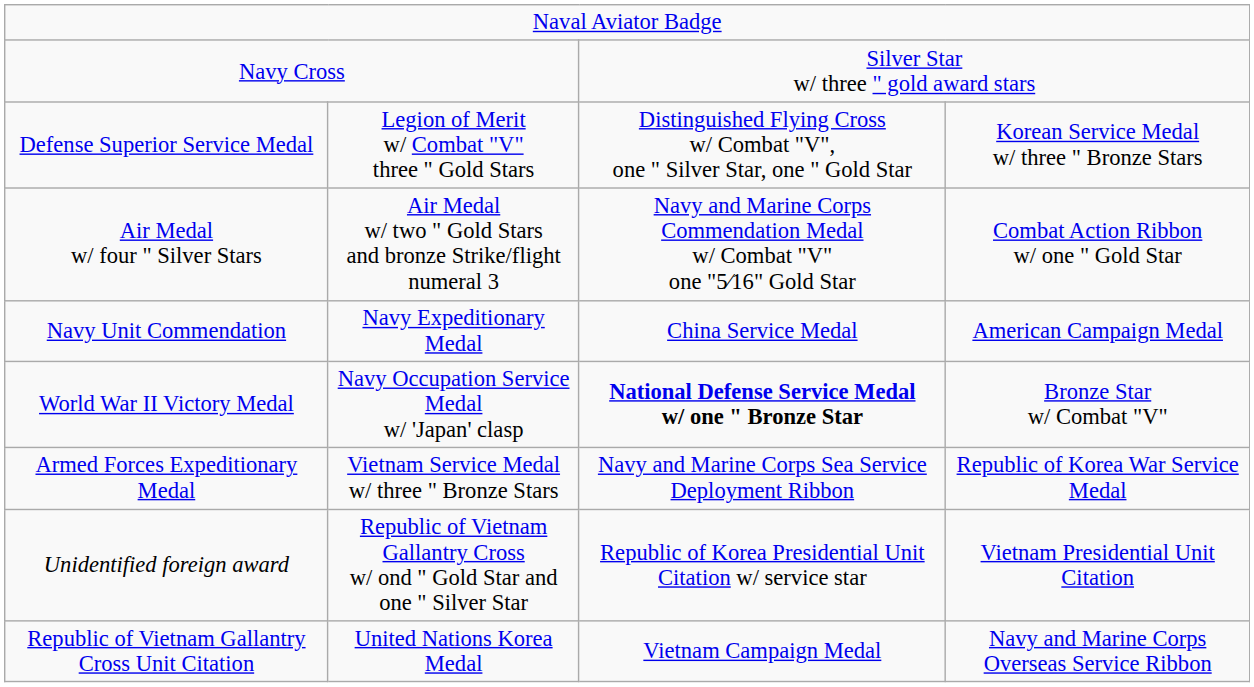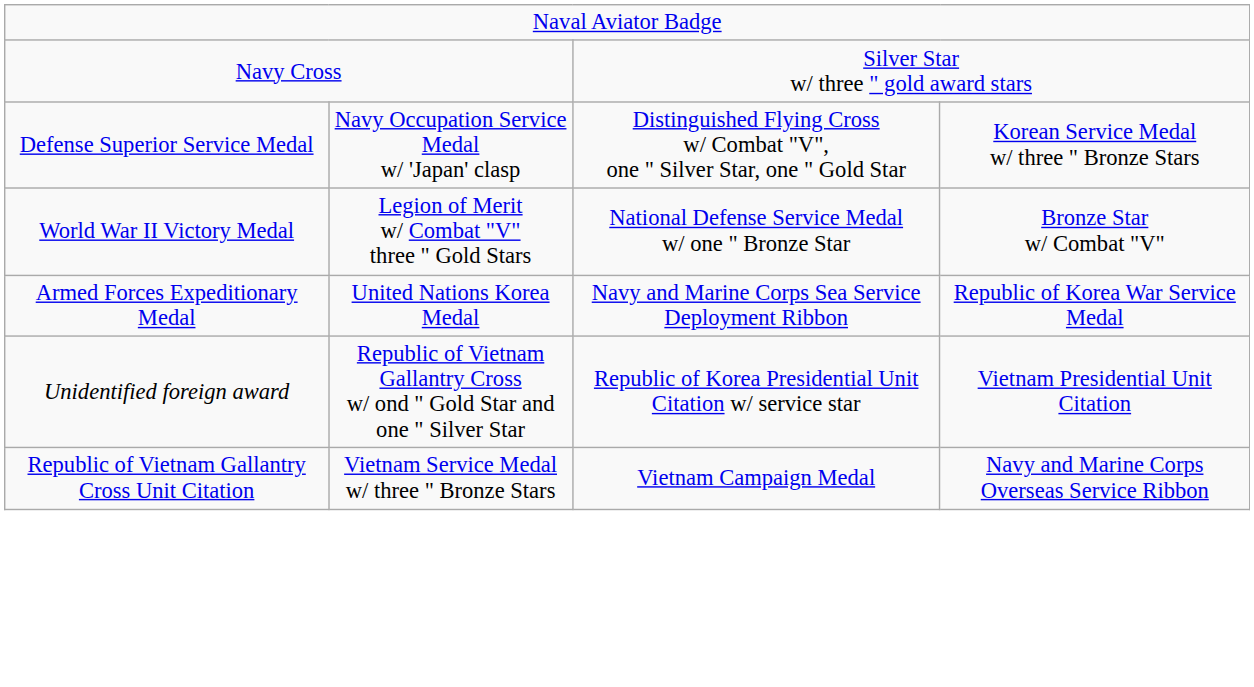(454, 144) Legion of Merit w/ Combat "V" three " Gold Stars -> (451, 144) Navy Occupation Service Medal w/ 'Japan' clasp
- row: (166, 243)
- row: (166, 330)
(454, 404) Navy Occupation Service Medal w/ 'Japan' clasp -> (451, 231) Legion of Merit w/ Combat "V" three " Gold Stars
(762, 404) bold -> (756, 231) normal
(454, 478) Vietnam Service Medal w/ three " Bronze Stars -> (451, 305) United Nations Korea Medal
(454, 651) United Nations Korea Medal -> (451, 478) Vietnam Service Medal w/ three " Bronze Stars
